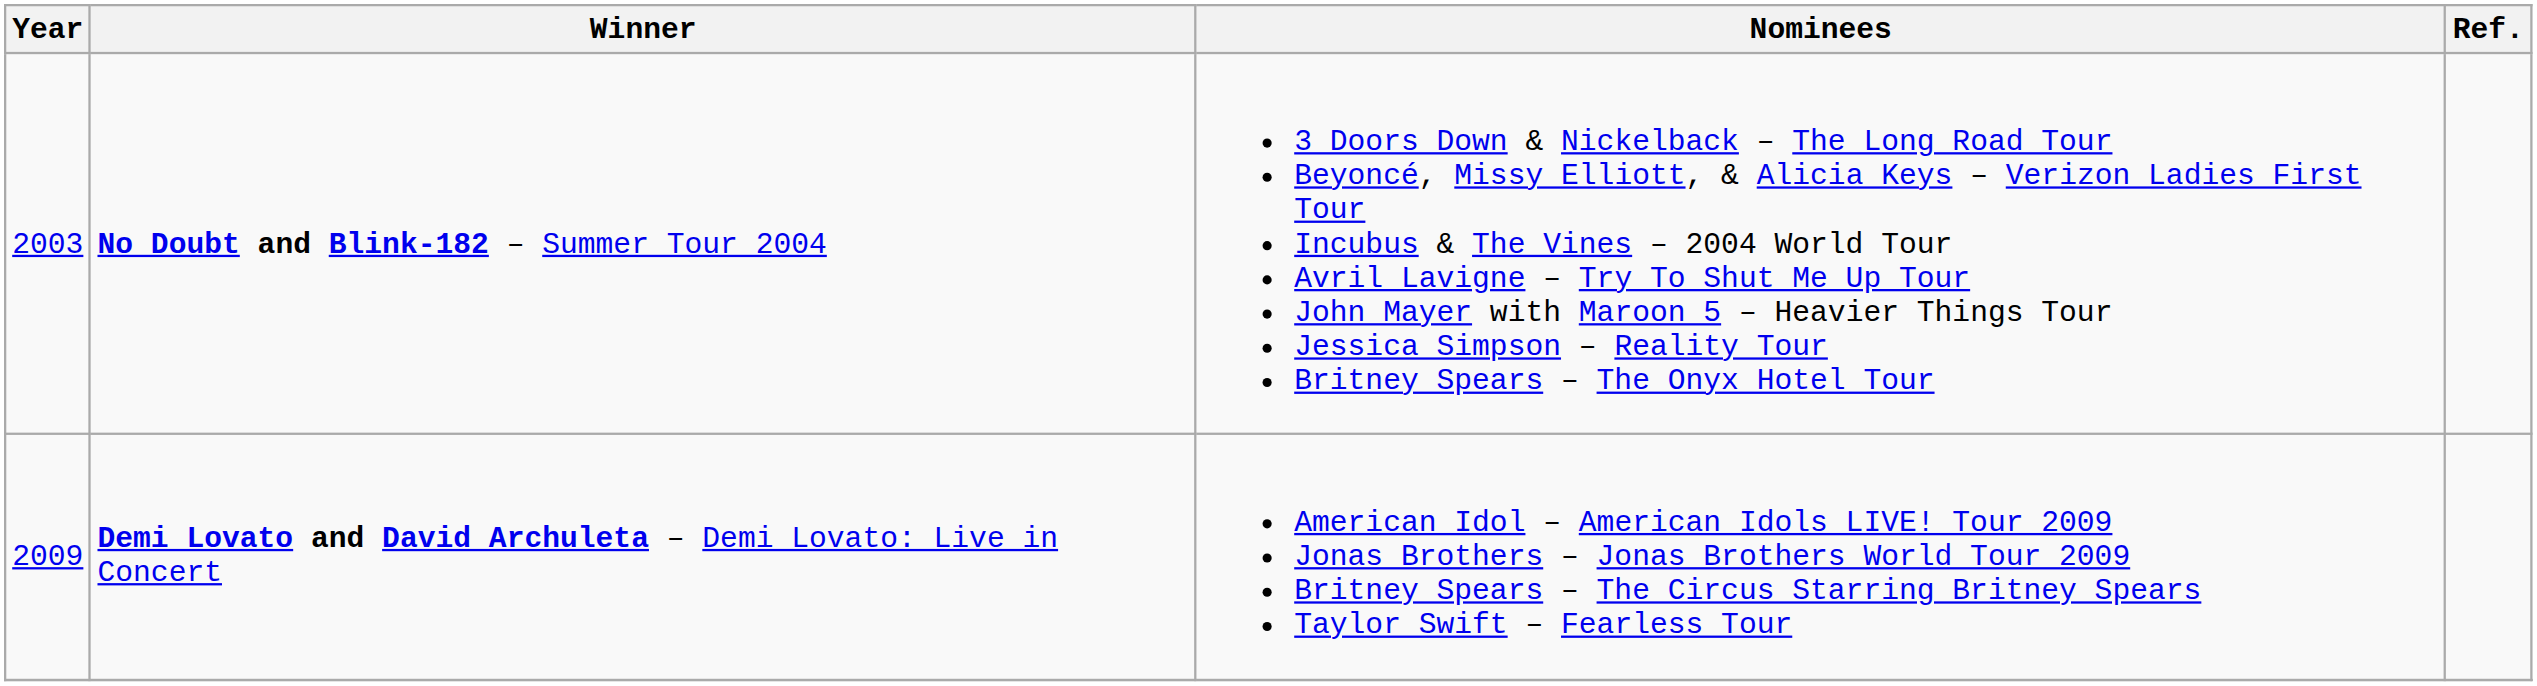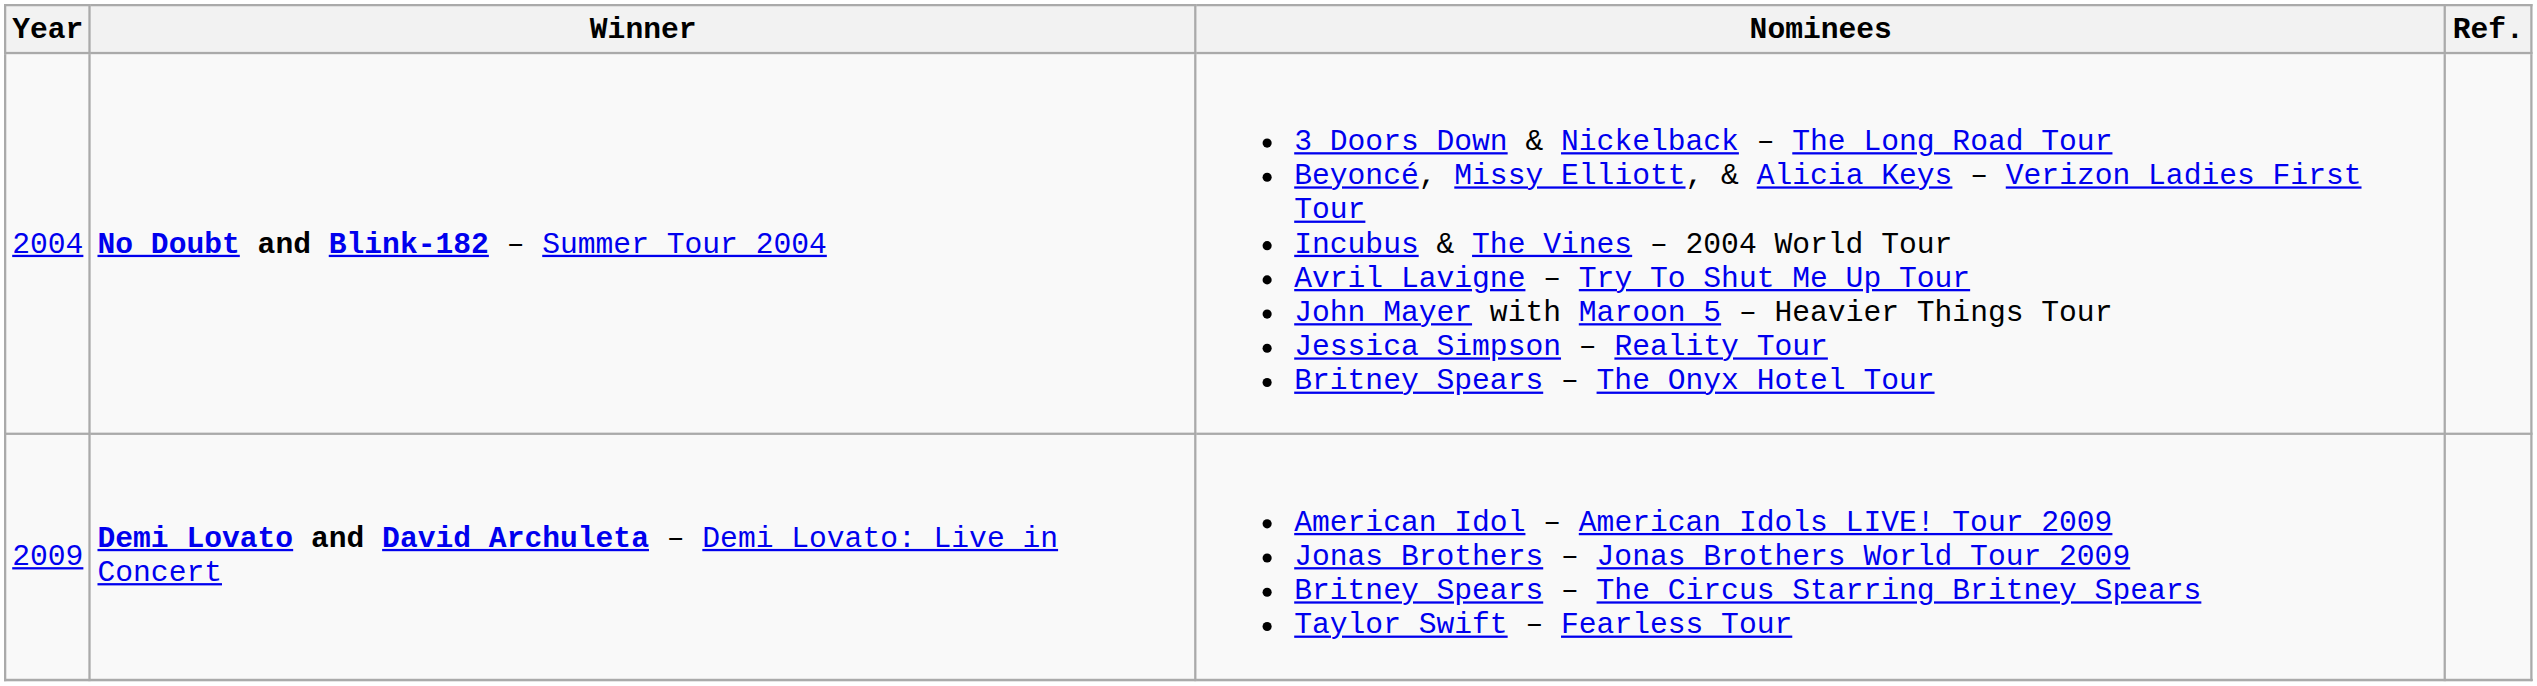(48, 244) 2003 -> (48, 244) 2004
